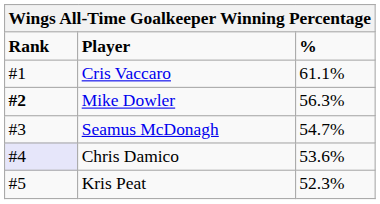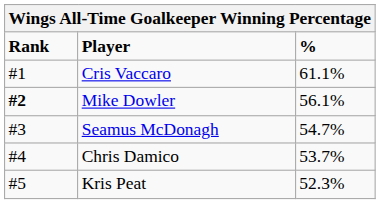(322, 101) 56.3% -> (322, 101) 56.1%
(17, 156) lavender background -> (17, 156) no background
(322, 156) 53.6% -> (322, 156) 53.7%
